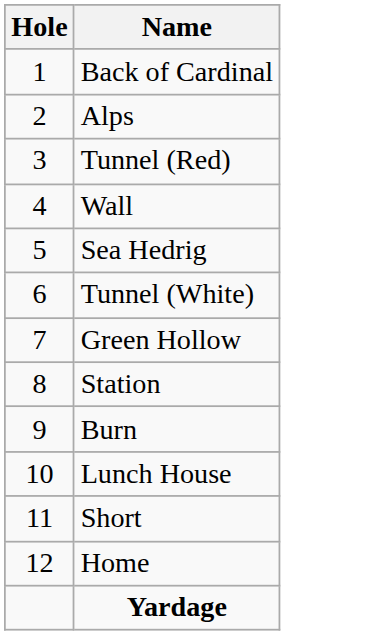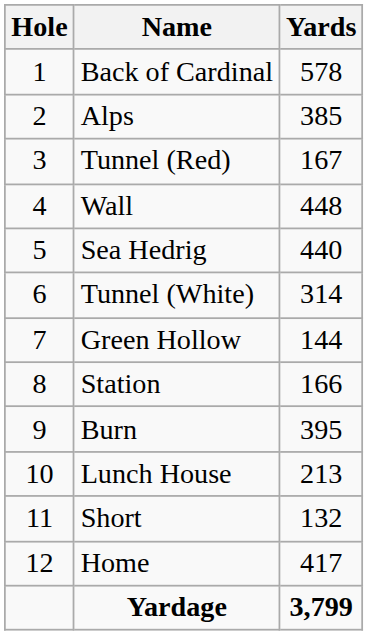+ column: (321, 26)
